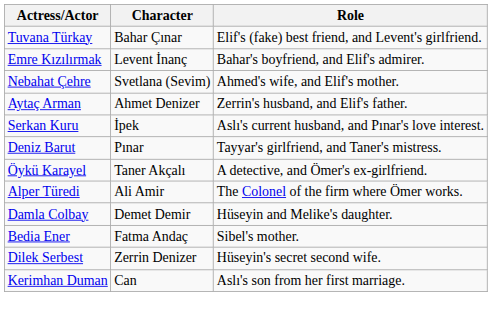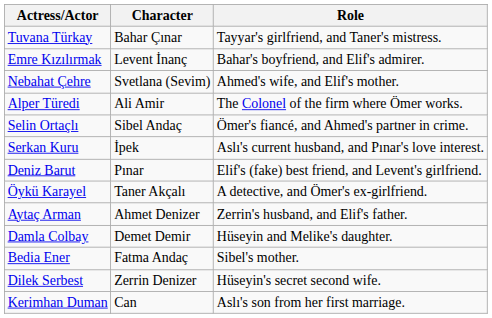(349, 37) Elif's (fake) best friend, and Levent's girlfriend. -> (329, 37) Tayyar's girlfriend, and Taner's mistress.
rows swapped: (44, 103) <-> (44, 192)
+ row: (43, 125)
(329, 147) Tayyar's girlfriend, and Taner's mistress. -> (349, 170) Elif's (fake) best friend, and Levent's girlfriend.
